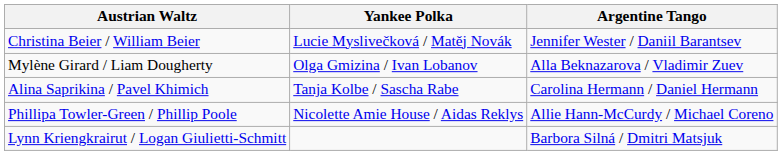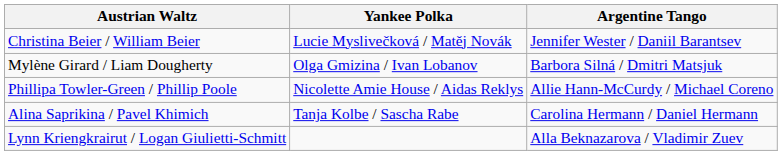(637, 65) Alla Beknazarova / Vladimir Zuev -> (626, 65) Barbora Silná / Dmitri Matsjuk
rows swapped: (122, 114) <-> (108, 89)
(626, 138) Barbora Silná / Dmitri Matsjuk -> (637, 138) Alla Beknazarova / Vladimir Zuev
